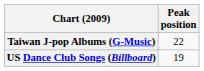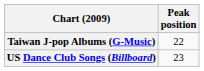(179, 58) 19 -> (179, 58) 23
